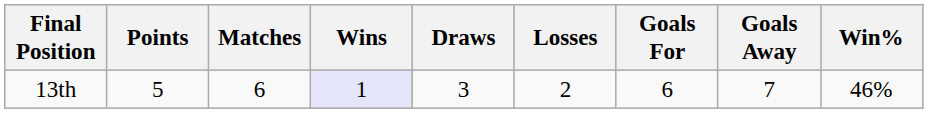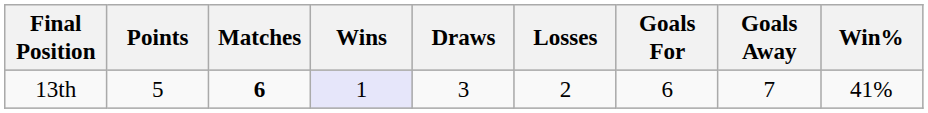(260, 89) normal -> (260, 89) bold
(871, 89) 46% -> (871, 89) 41%
